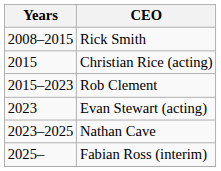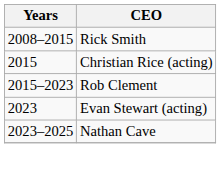- row: (144, 154)
